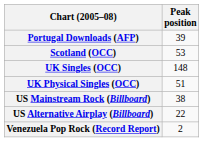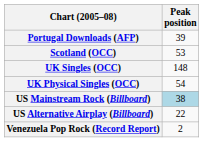(180, 83) 51 -> (180, 83) 54
(180, 99) no background -> (180, 99) lightblue background
